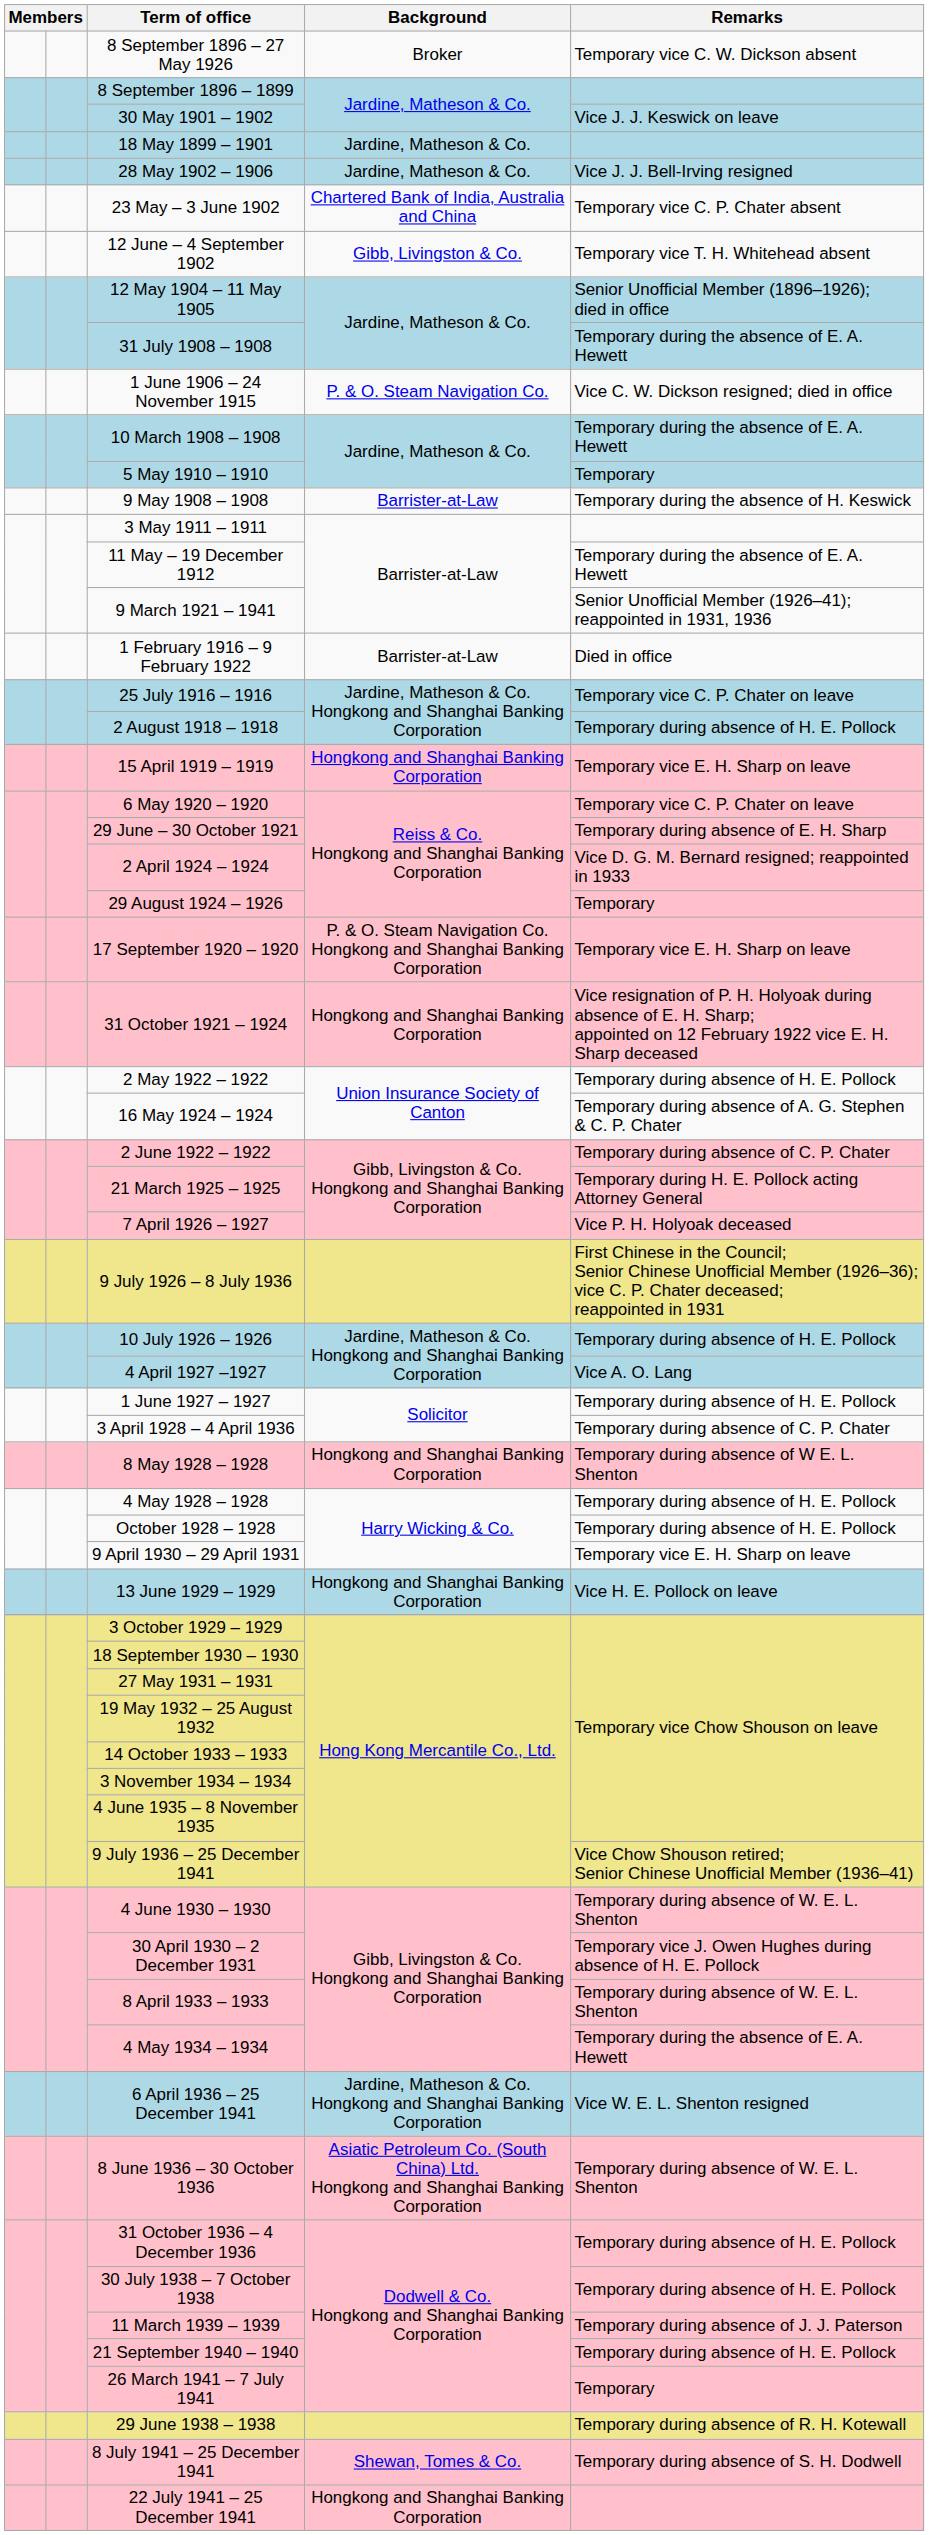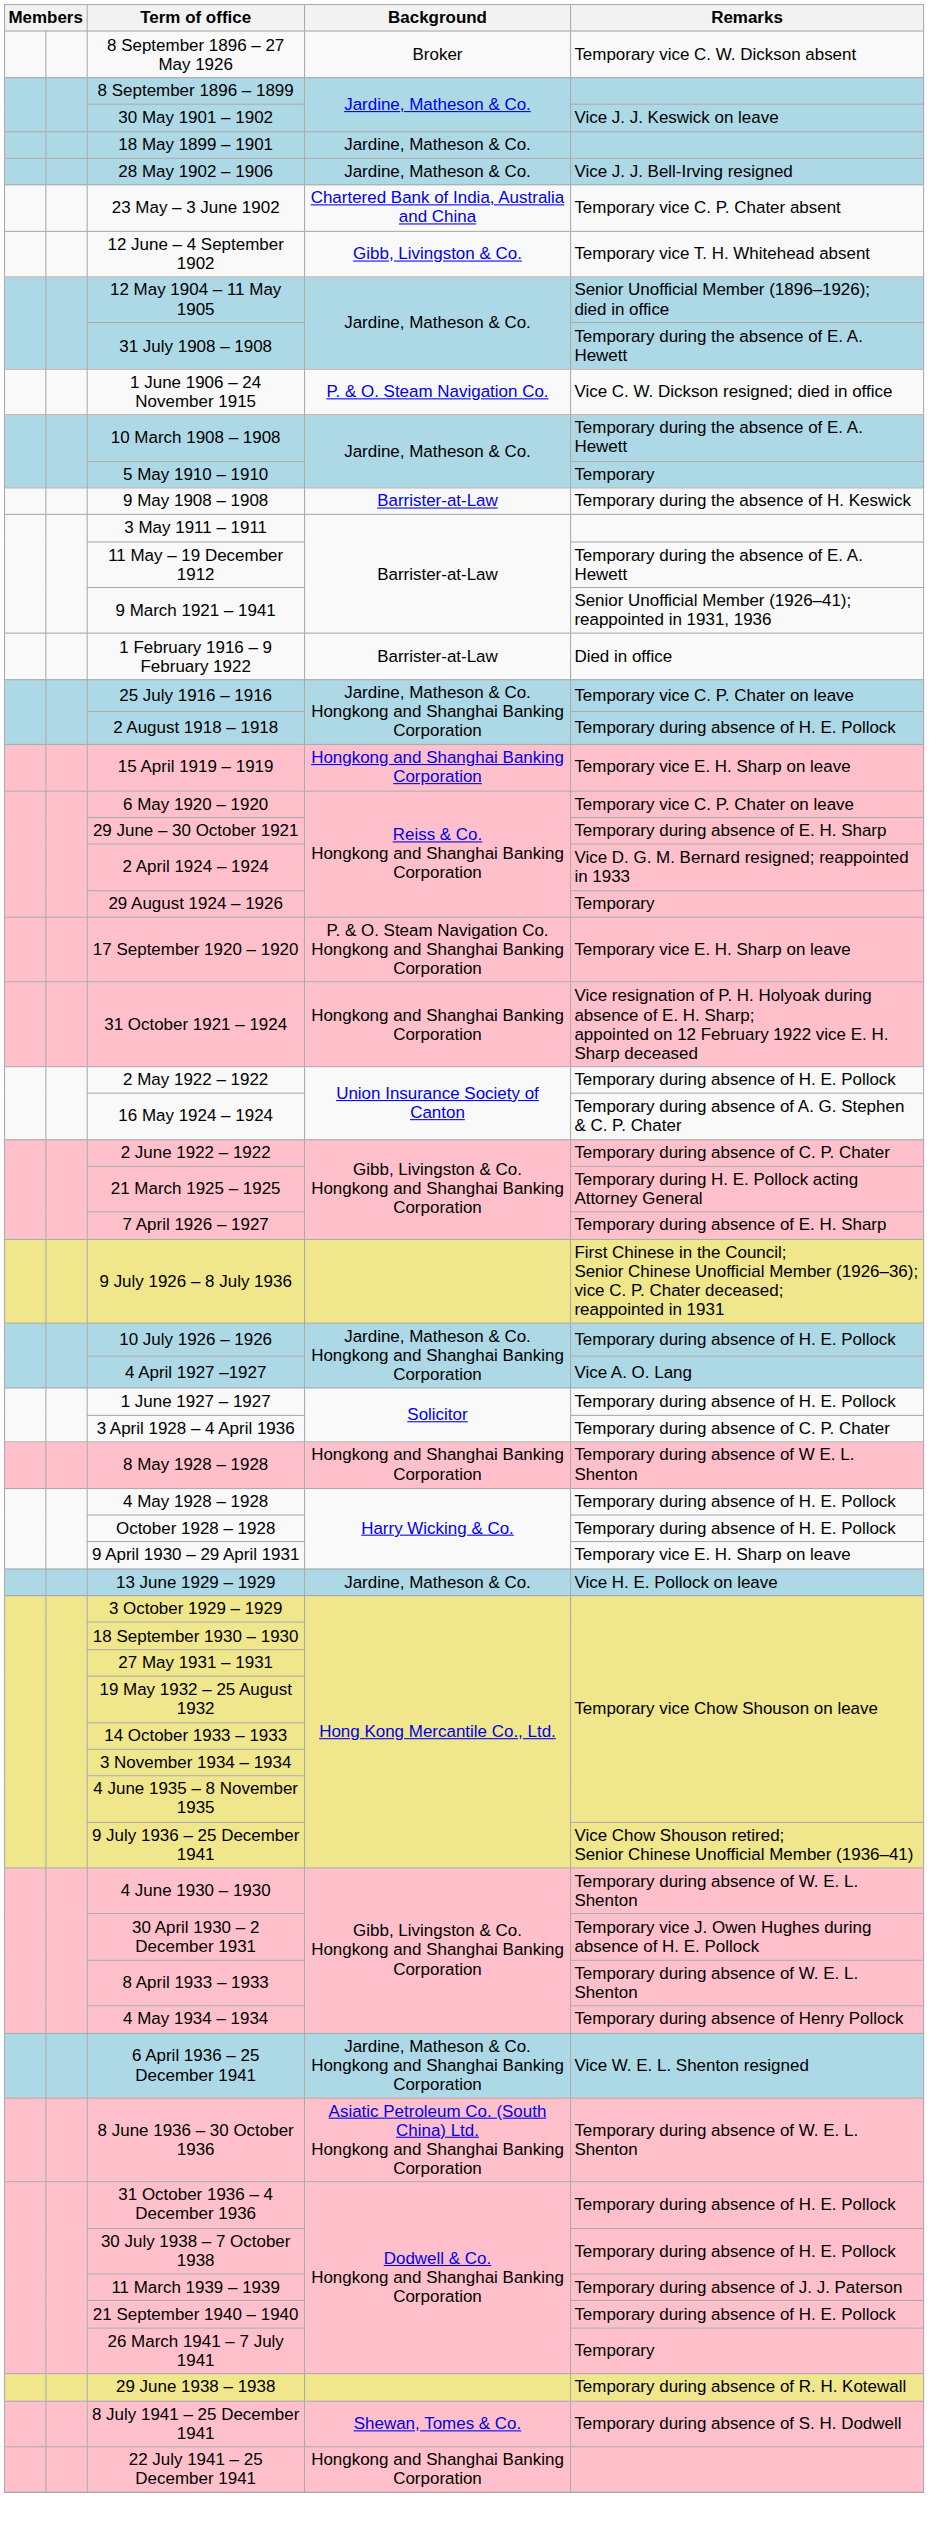(683, 1225) Vice P. H. Holyoak deceased -> (730, 1225) Temporary during absence of E. H. Sharp
(437, 1591) Hongkong and Shanghai Banking Corporation -> (437, 1582) Jardine, Matheson & Co.
(719, 2047) Temporary during the absence of E. A. Hewett -> (739, 2019) Temporary during absence of Henry Pollock
